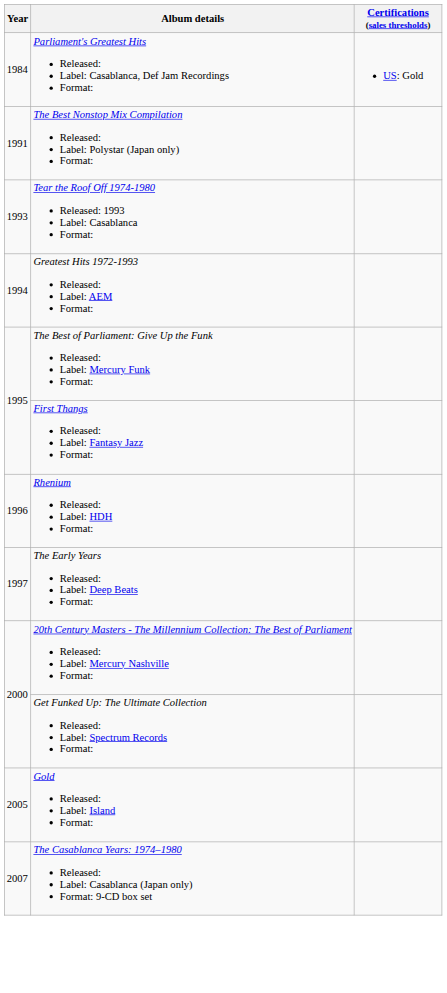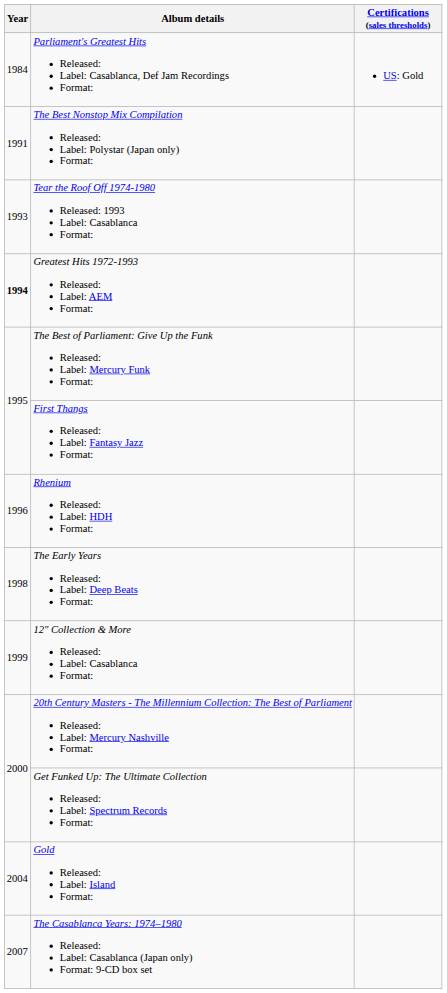(17, 290) normal -> (17, 290) bold
(17, 584) 1997 -> (17, 584) 1998
+ row: (193, 652)
(17, 804) 2005 -> (17, 878) 2004
